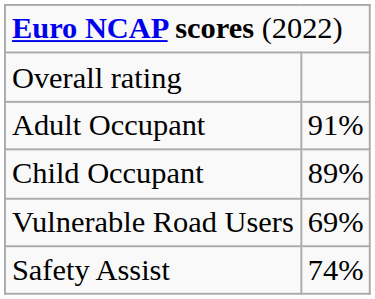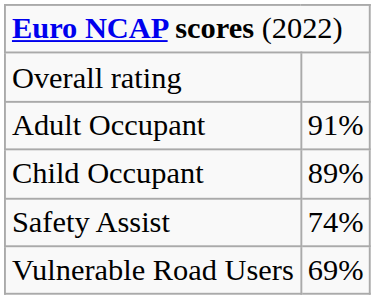rows swapped: (153, 221) <-> (91, 269)
